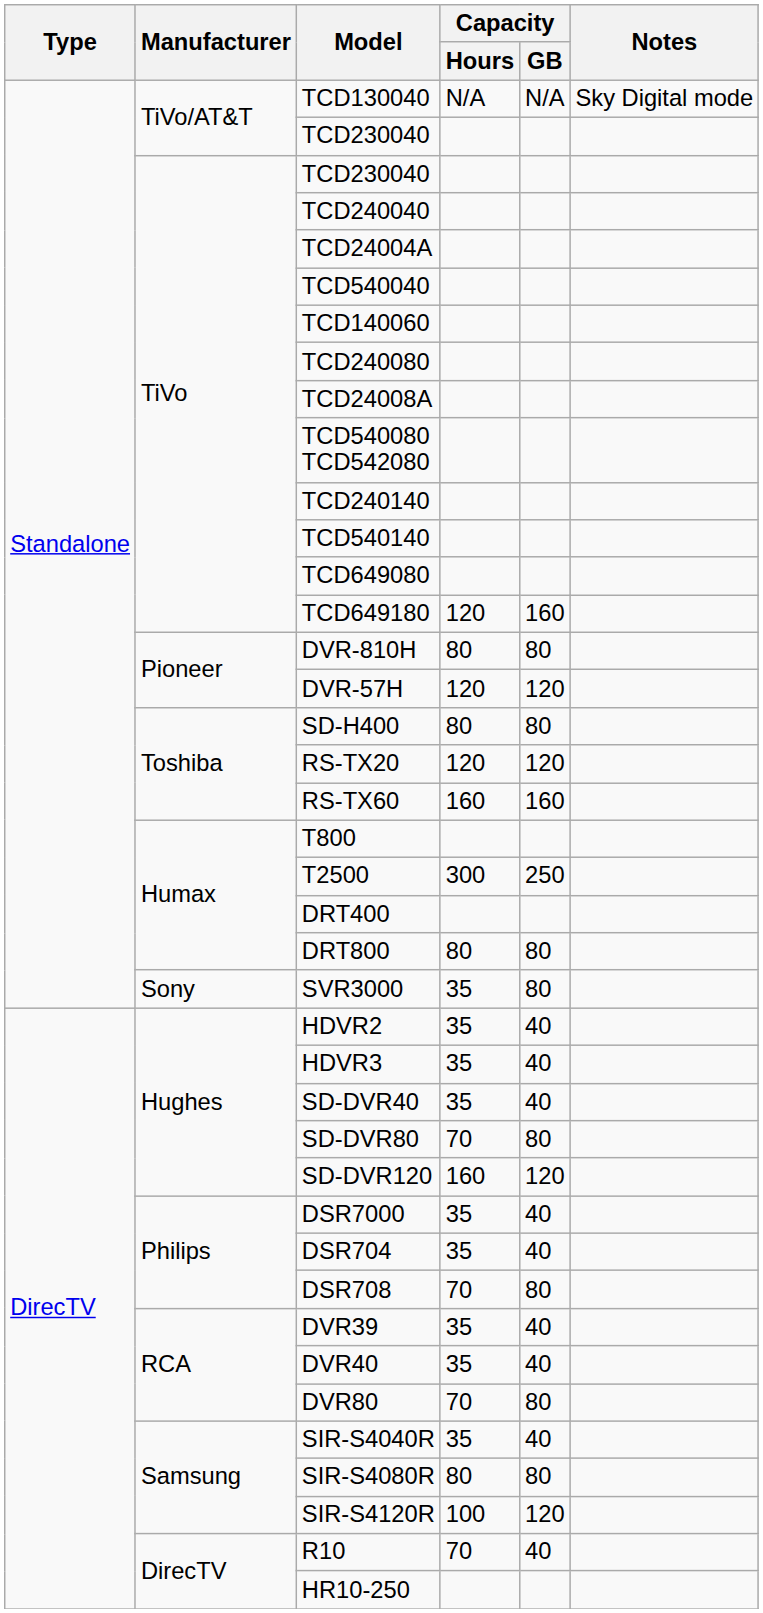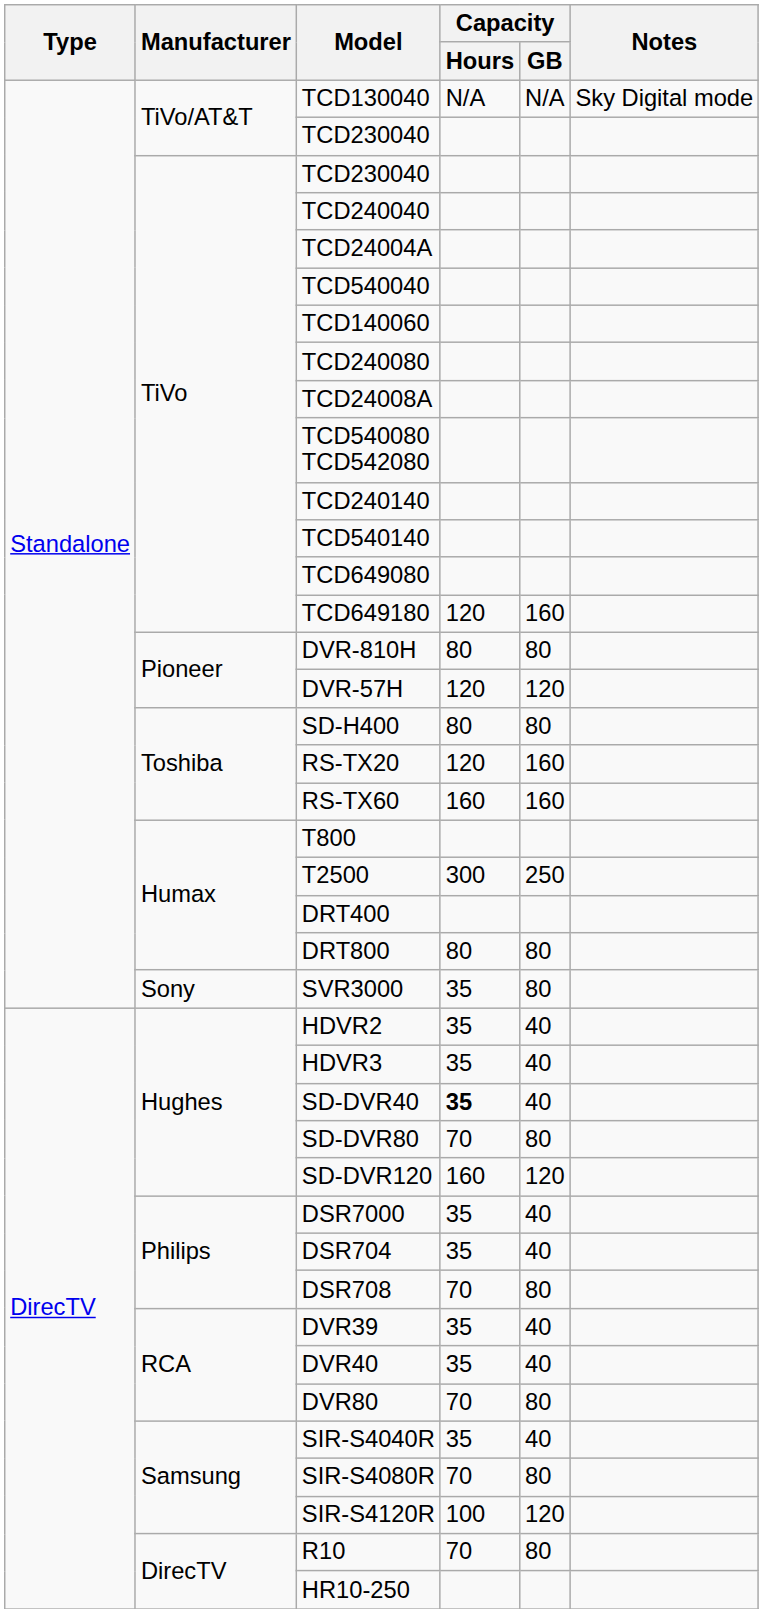(545, 763) 120 -> (545, 763) 160
(459, 1101) normal -> (459, 1101) bold
(459, 1477) 80 -> (459, 1477) 70
(538, 1552) 40 -> (538, 1552) 80
